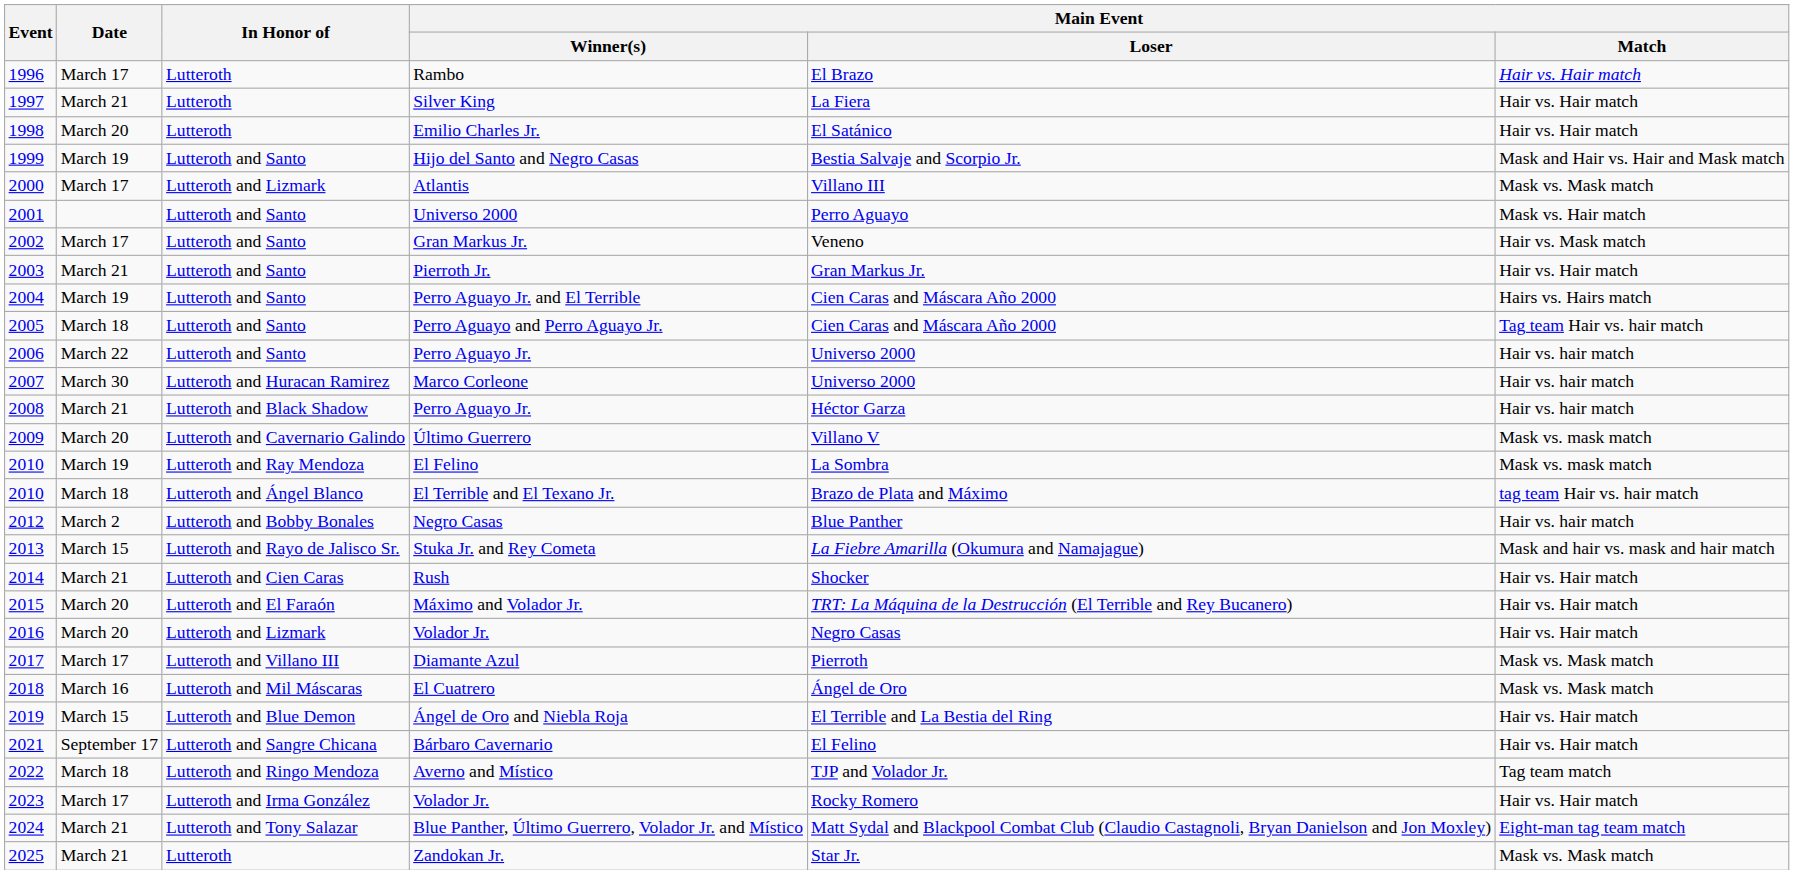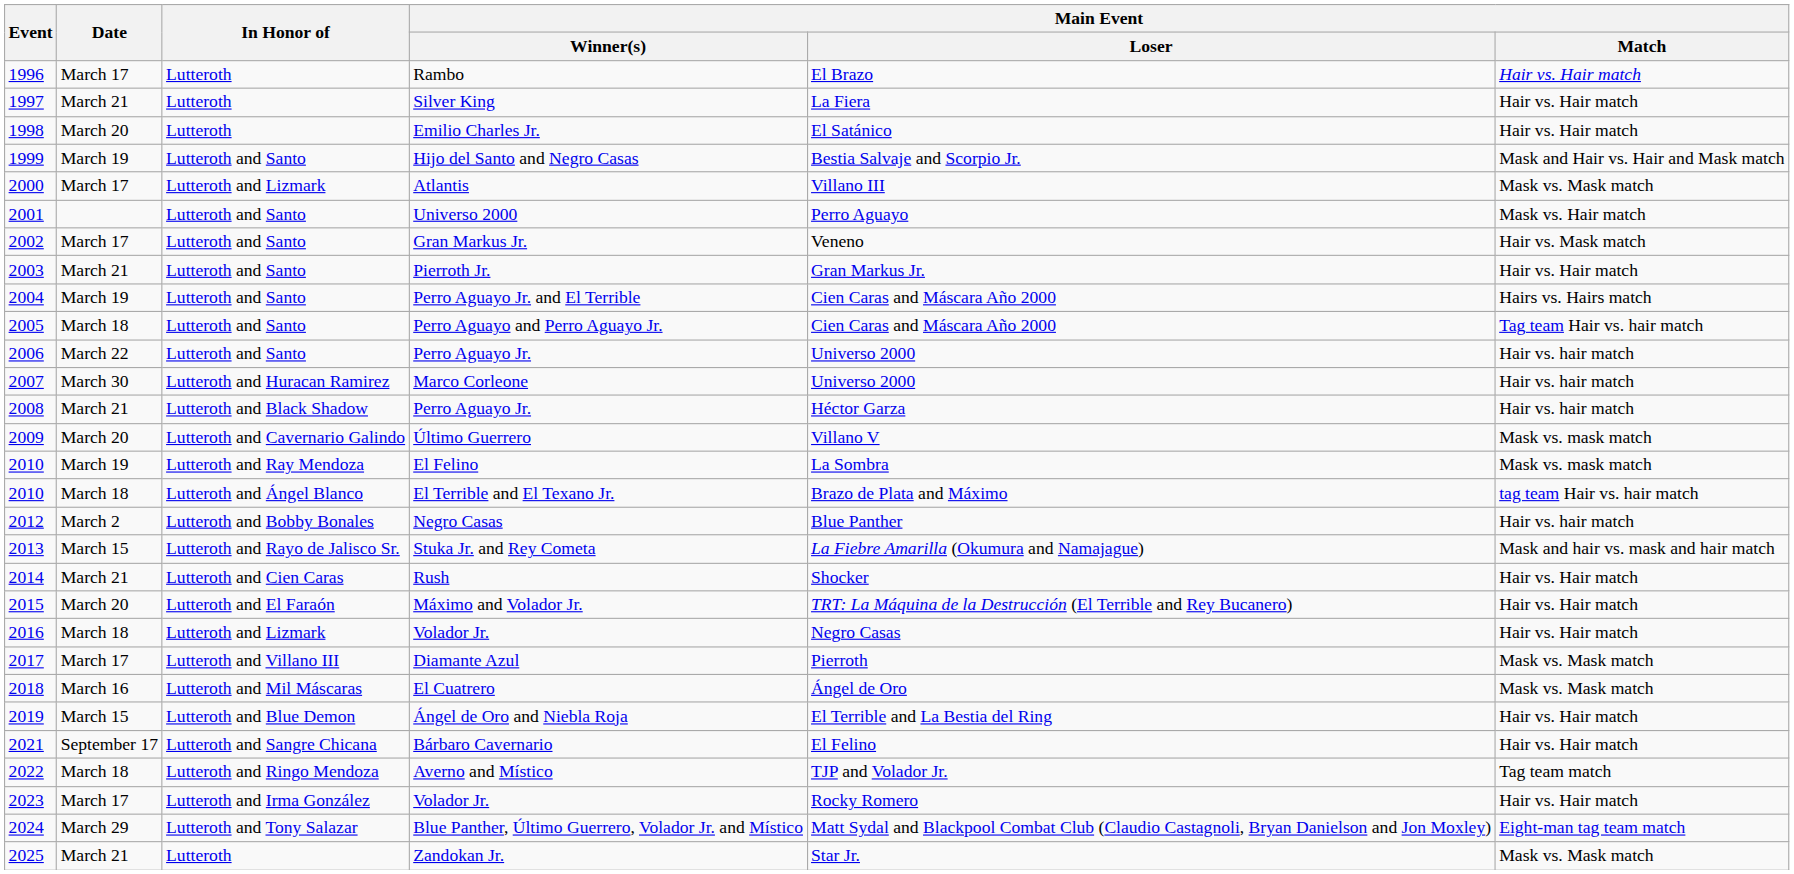(95, 632) March 20 -> (95, 632) March 18
(95, 827) March 21 -> (95, 827) March 29
